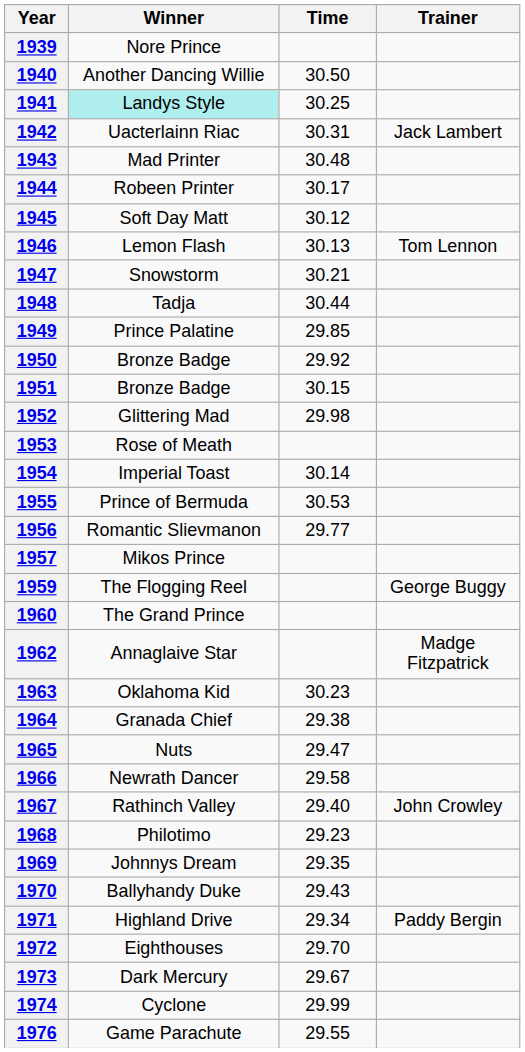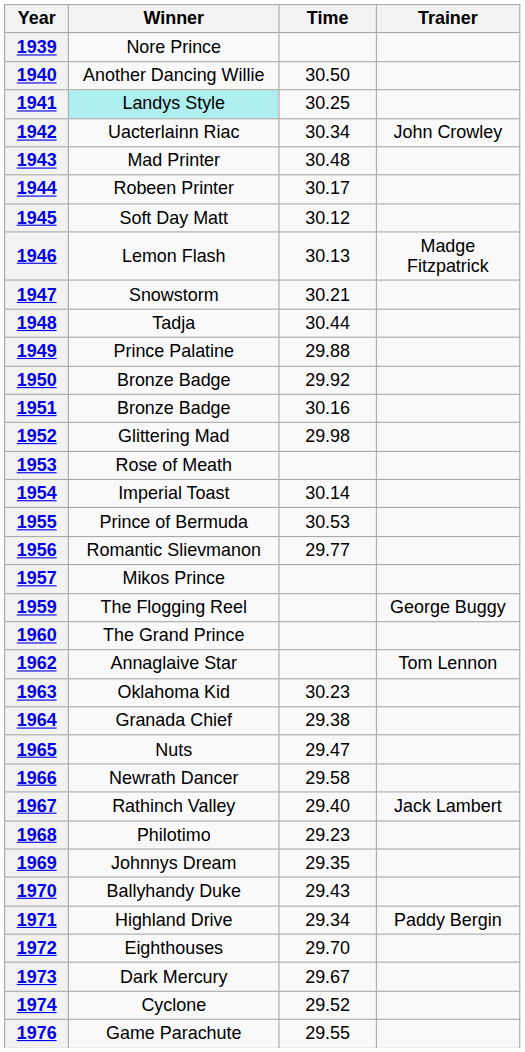(328, 132) 30.31 -> (328, 132) 30.34
(448, 132) Jack Lambert -> (448, 132) John Crowley
(448, 246) Tom Lennon -> (448, 256) Madge Fitzpatrick
(328, 331) 29.85 -> (328, 351) 29.88
(328, 388) 30.15 -> (328, 408) 30.16
(448, 654) Madge Fitzpatrick -> (448, 664) Tom Lennon
(448, 806) John Crowley -> (448, 806) Jack Lambert
(328, 1005) 29.99 -> (328, 1005) 29.52
